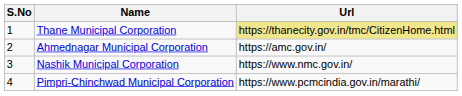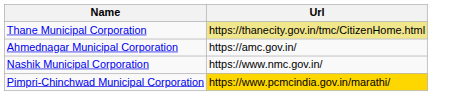- column: (19, 13)
(329, 82) no background -> (300, 82) gold background
